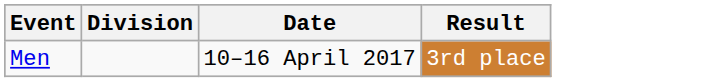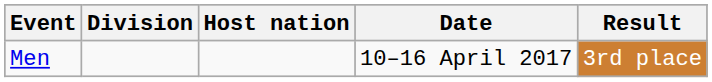+ column: (277, 23)
